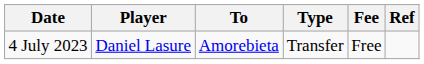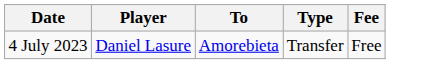- column: (402, 17)
